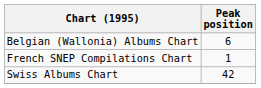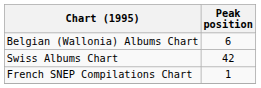rows swapped: (100, 58) <-> (62, 75)
